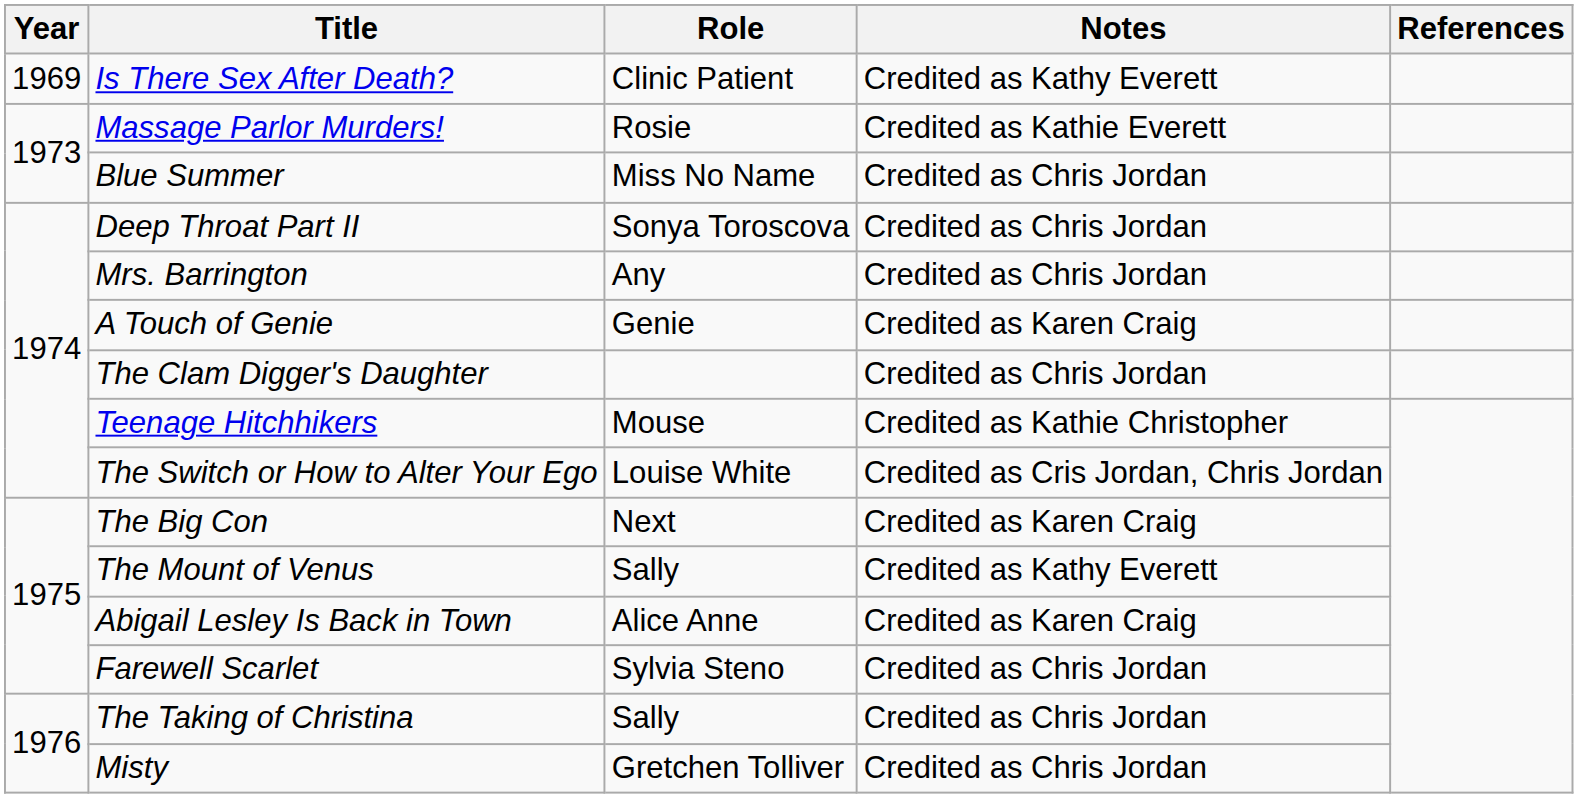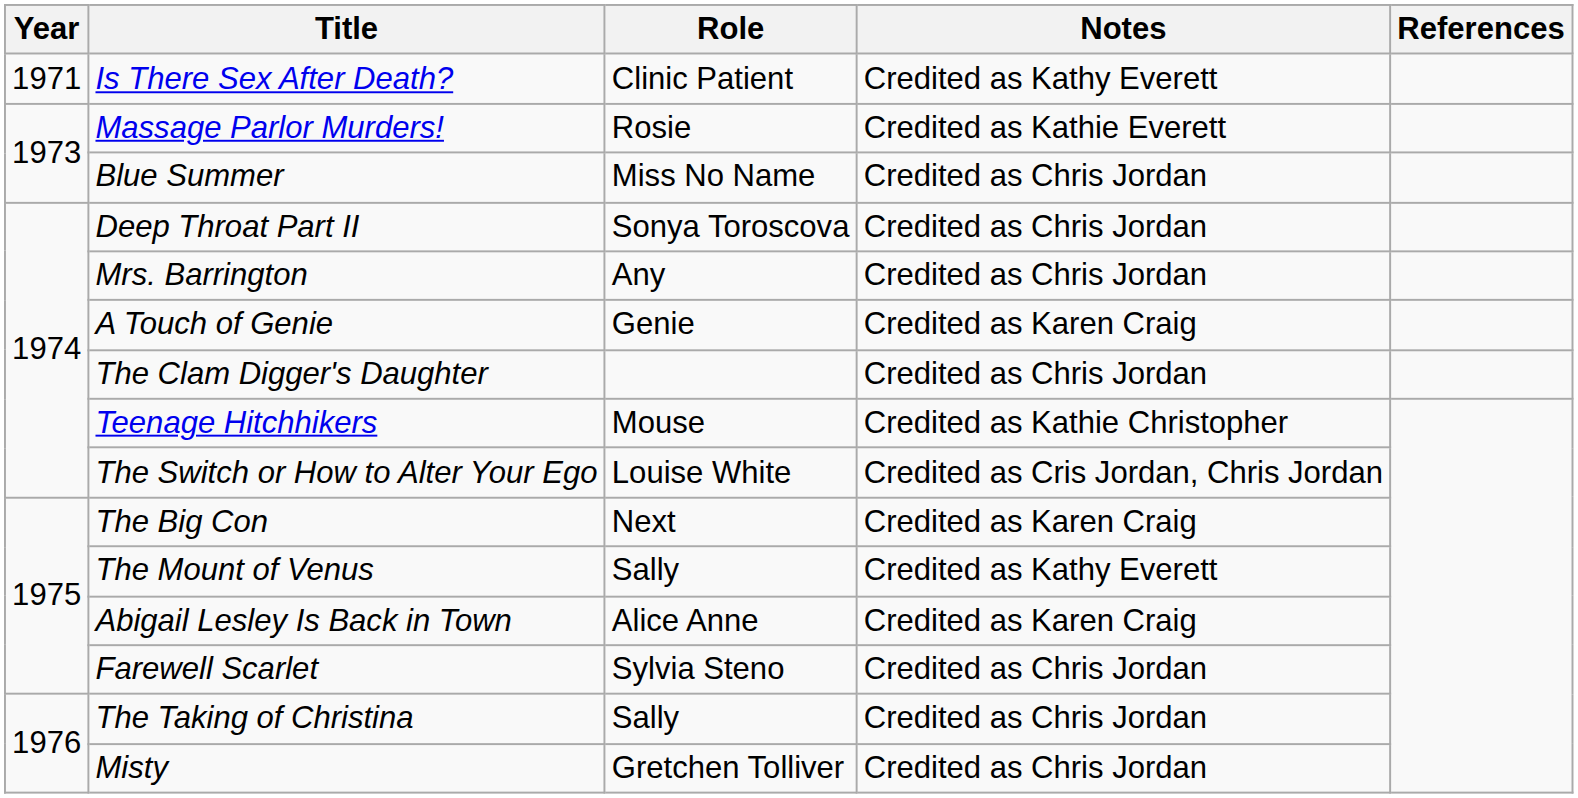(47, 78) 1969 -> (47, 78) 1971
